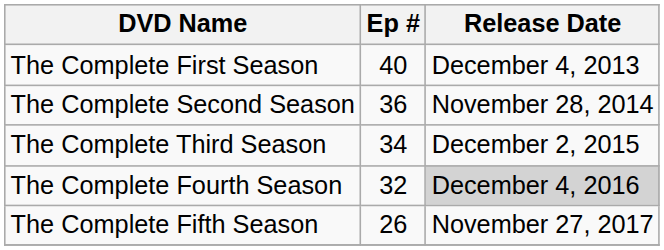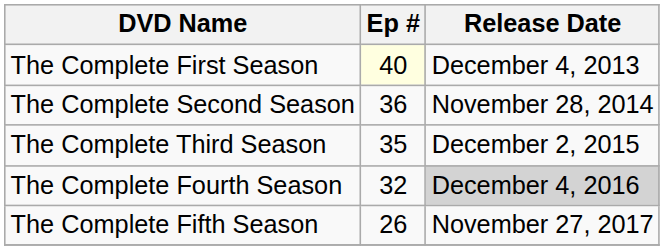(393, 64) no background -> (393, 64) lightyellow background
(393, 144) 34 -> (393, 144) 35
